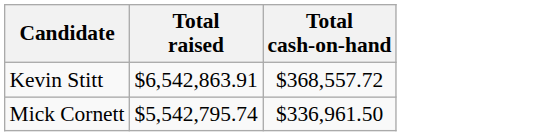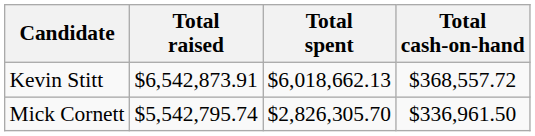+ column: (329, 33)
(196, 79) $6,542,863.91 -> (196, 79) $6,542,873.91
